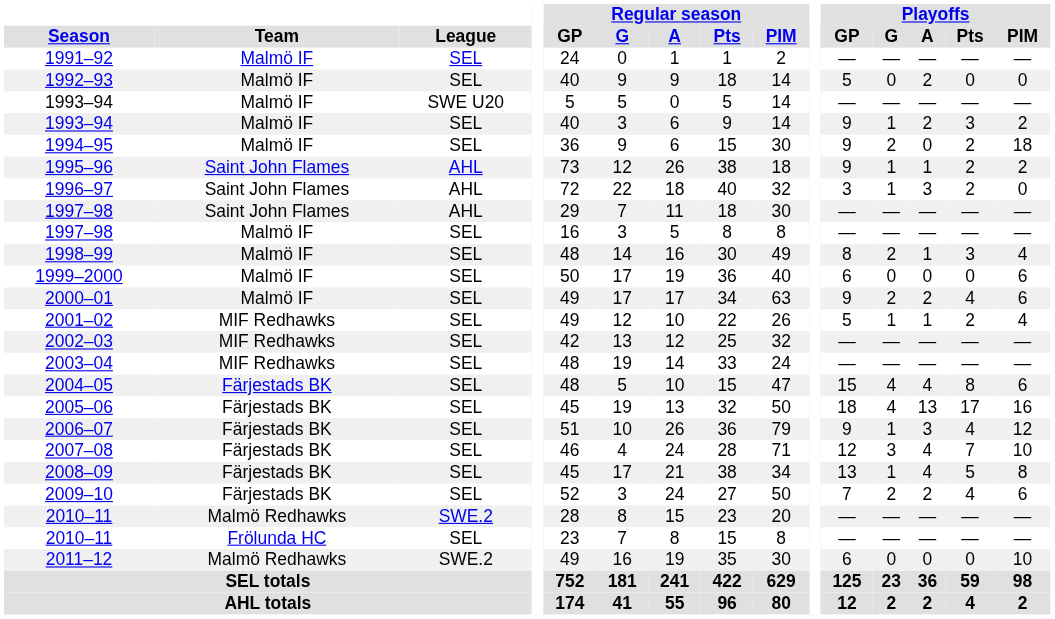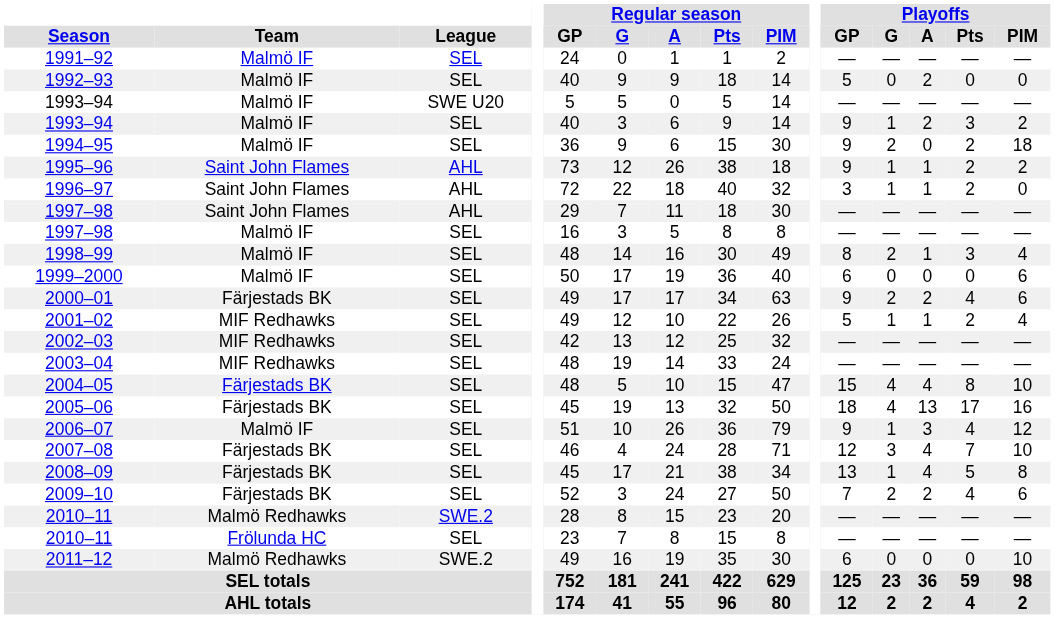(927, 189) 3 -> (927, 189) 1
(277, 298) Malmö IF -> (277, 298) Färjestads BK
(1023, 385) 6 -> (1023, 385) 10
(277, 429) Färjestads BK -> (277, 429) Malmö IF
